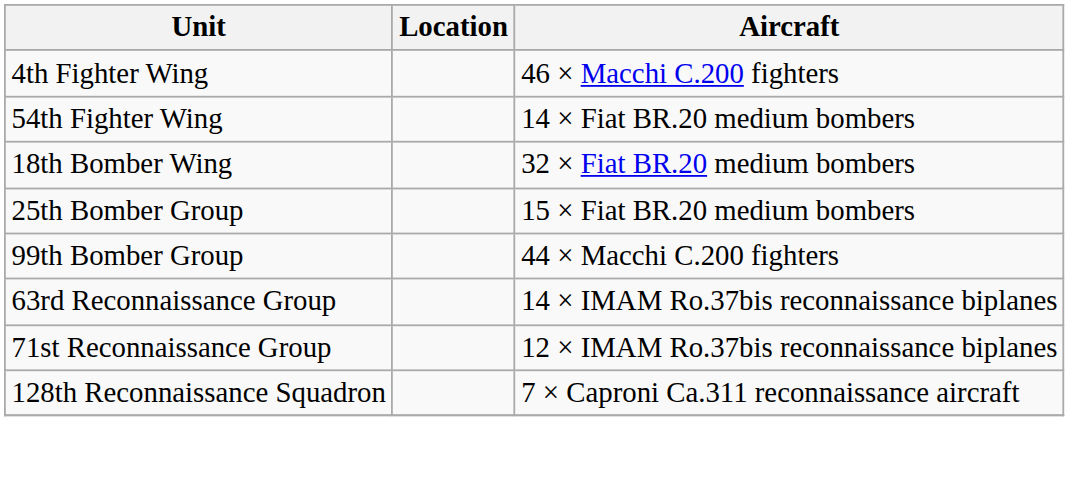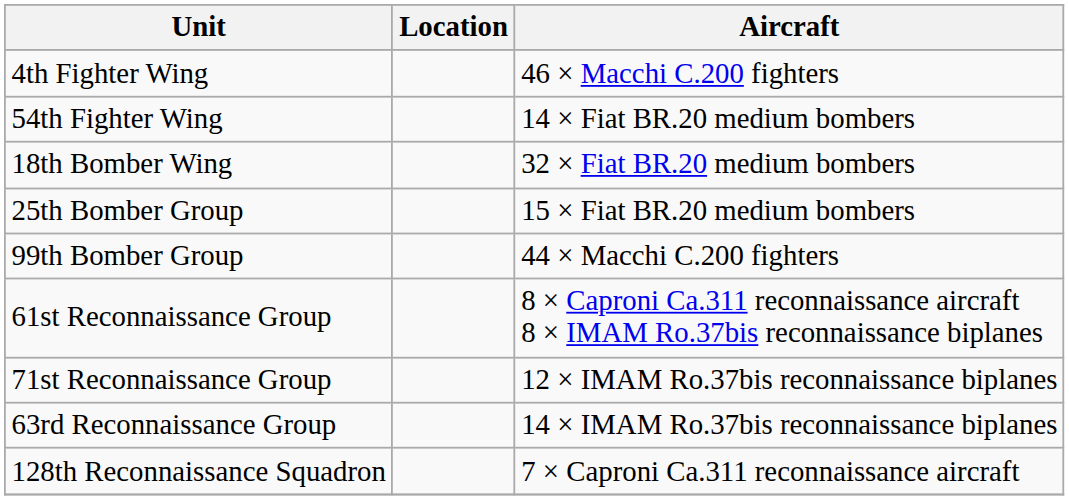+ row: (171, 317)
rows swapped: (174, 301) <-> (171, 347)
